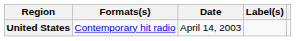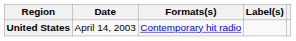columns swapped: (211, 12) <-> (125, 12)
